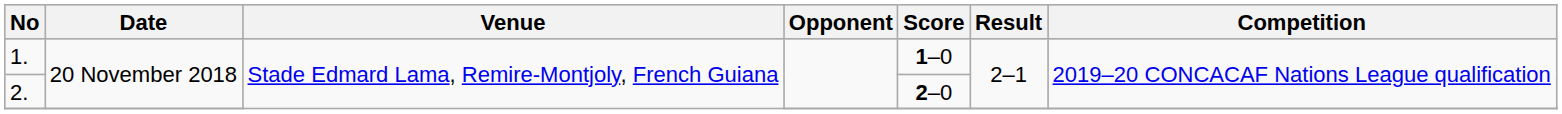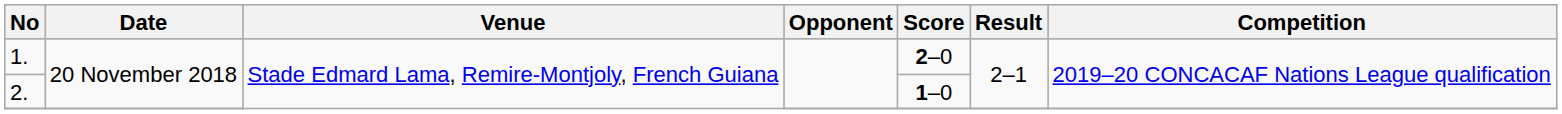(934, 56) 1–0 -> (934, 56) 2–0
(934, 91) 2–0 -> (934, 91) 1–0
